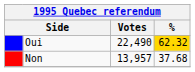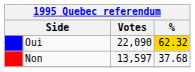(134, 44) 22,490 -> (134, 44) 22,090
(134, 59) 13,957 -> (134, 59) 13,597
